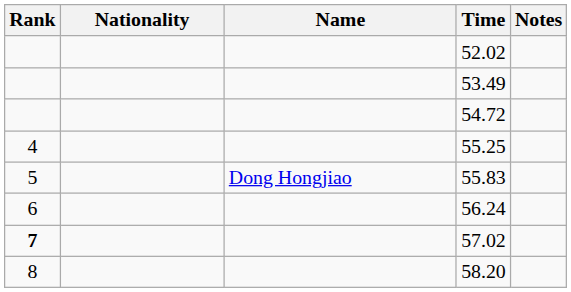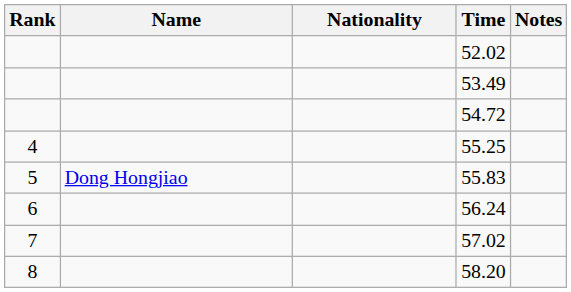columns swapped: (340, 20) <-> (142, 20)
(32, 240) bold -> (32, 240) normal
